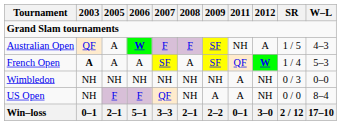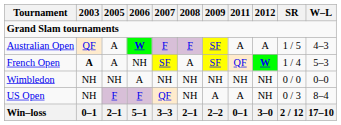(240, 45) NH -> (240, 45) A
(140, 62) A -> (140, 62) NH
(140, 78) NH -> (140, 78) A
(240, 78) A -> (240, 78) NH
(292, 78) 0 / 3 -> (292, 78) 0 / 0
(292, 95) 0 / 0 -> (292, 95) 0 / 3
